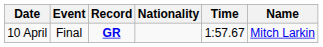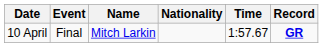columns swapped: (283, 14) <-> (112, 14)
